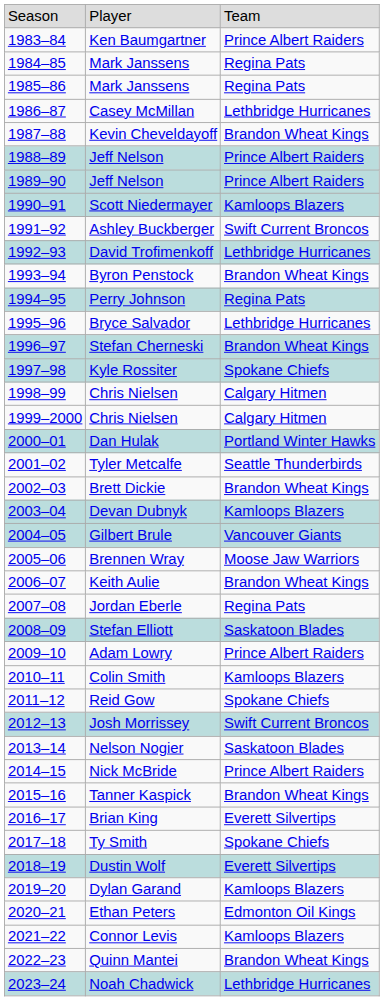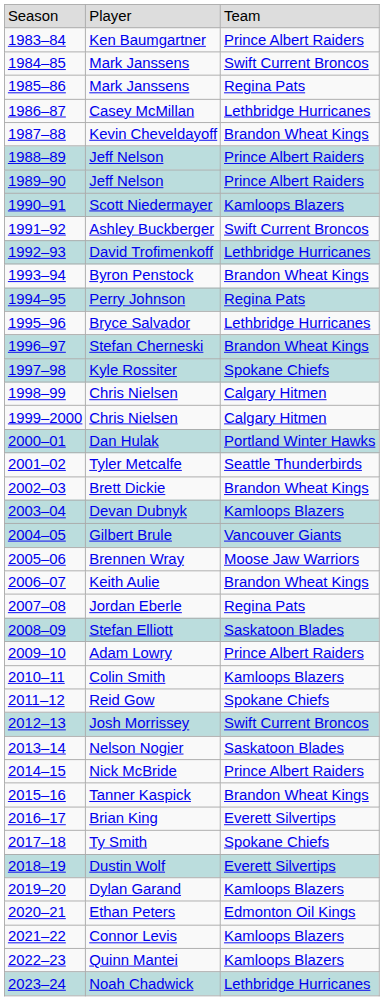(265, 63) Regina Pats -> (296, 63) Swift Current Broncos
(296, 960) Brandon Wheat Kings -> (284, 960) Kamloops Blazers
